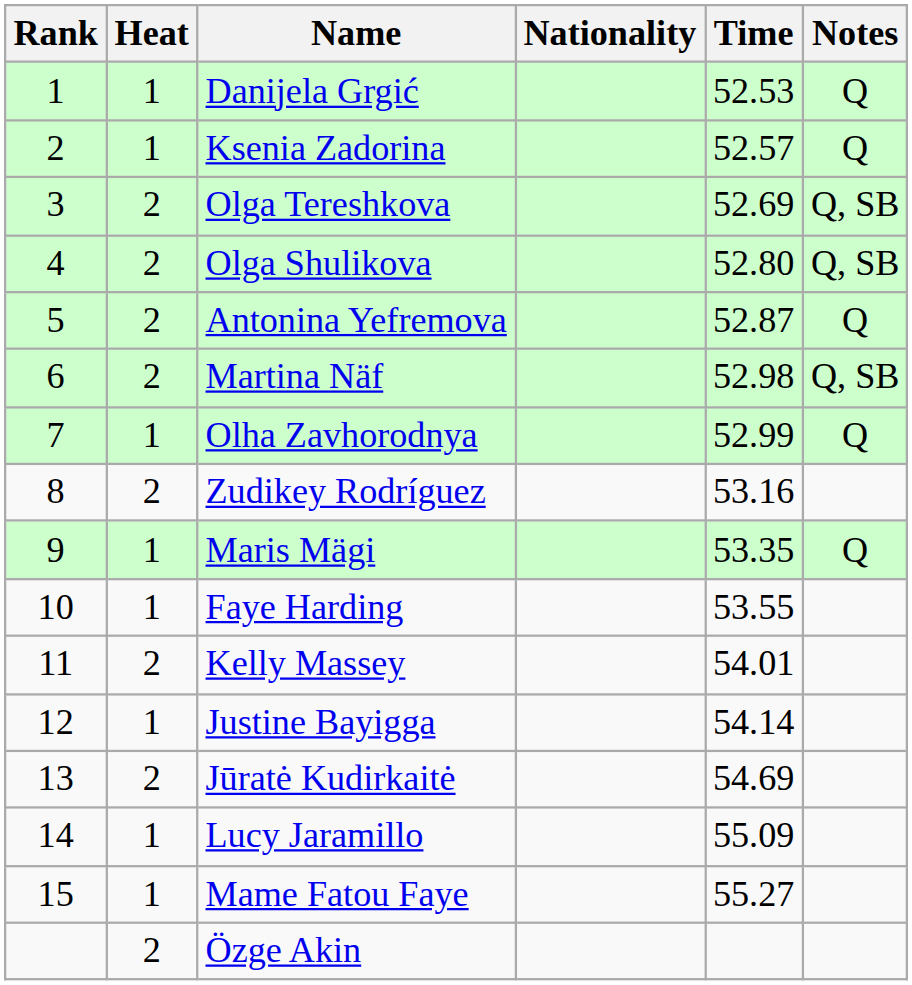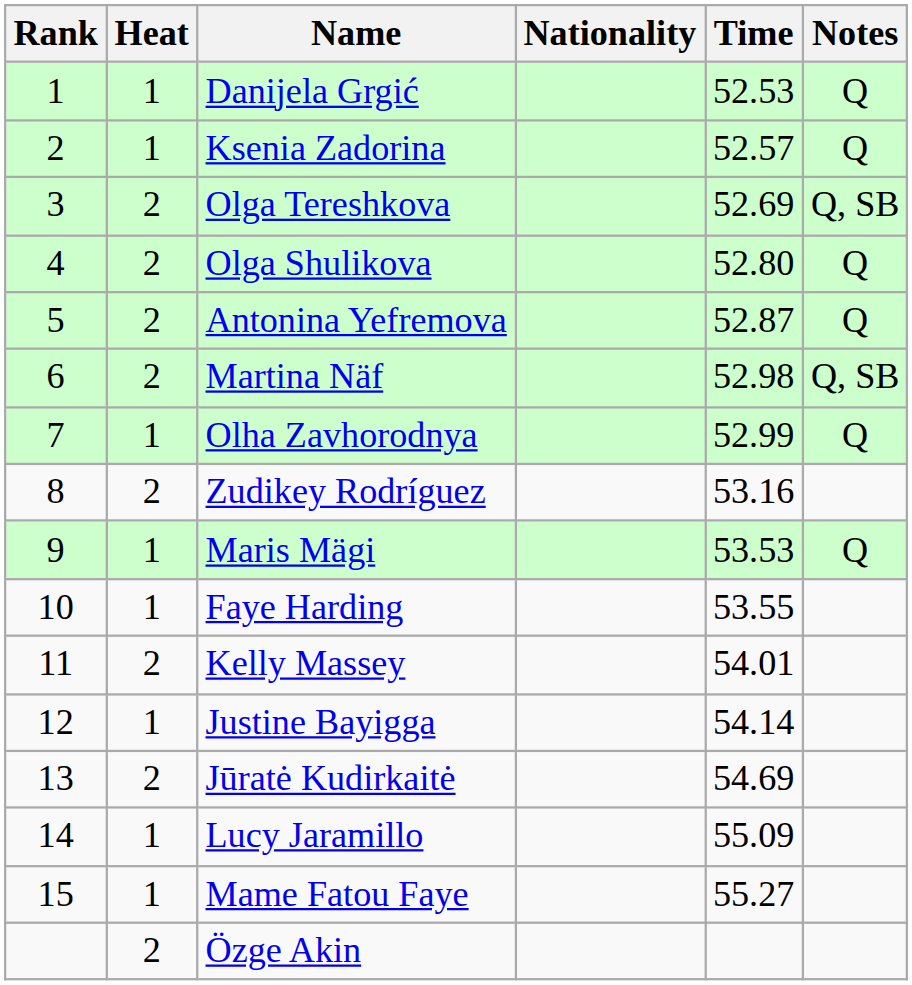(855, 262) Q, SB -> (855, 262) Q
(754, 549) 53.35 -> (754, 549) 53.53
